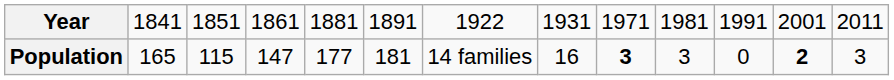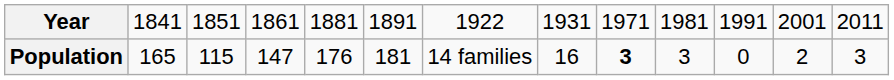(334, 56) 177 -> (334, 56) 176
(802, 56) bold -> (802, 56) normal
